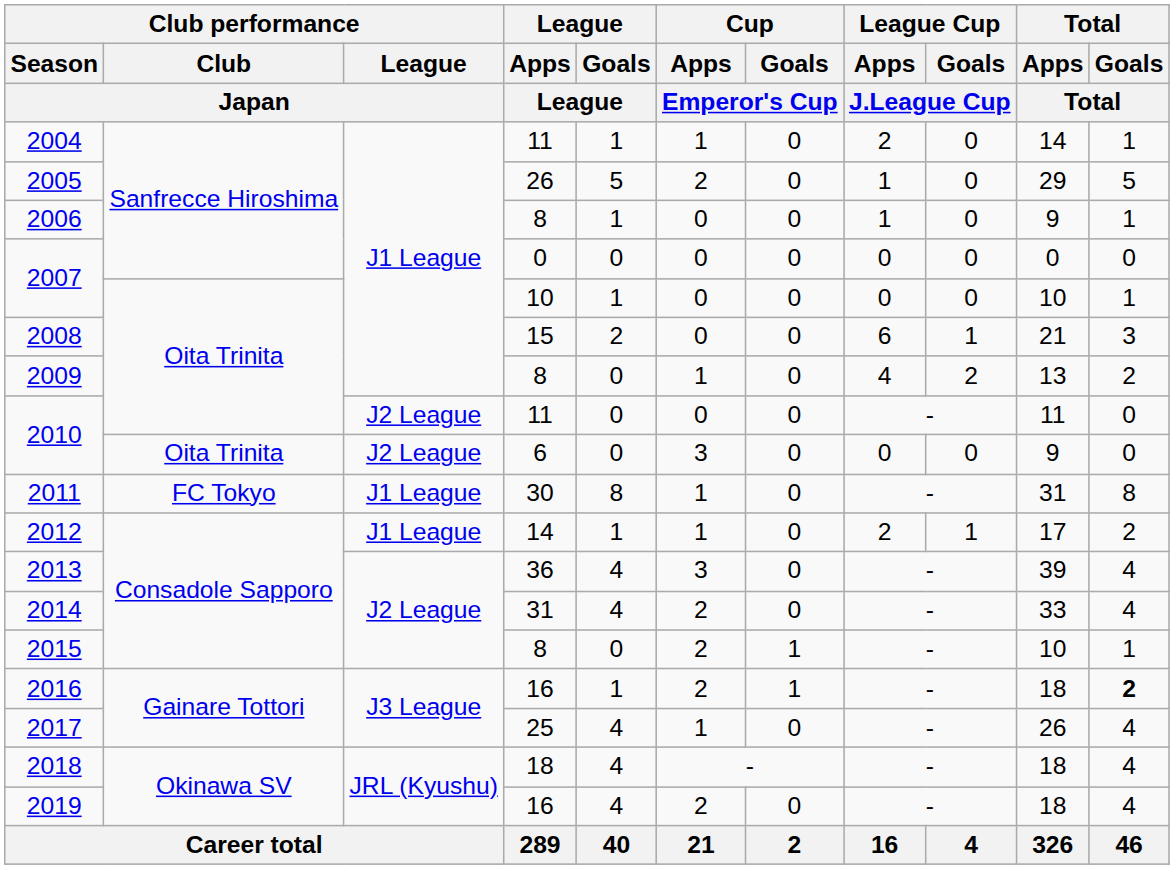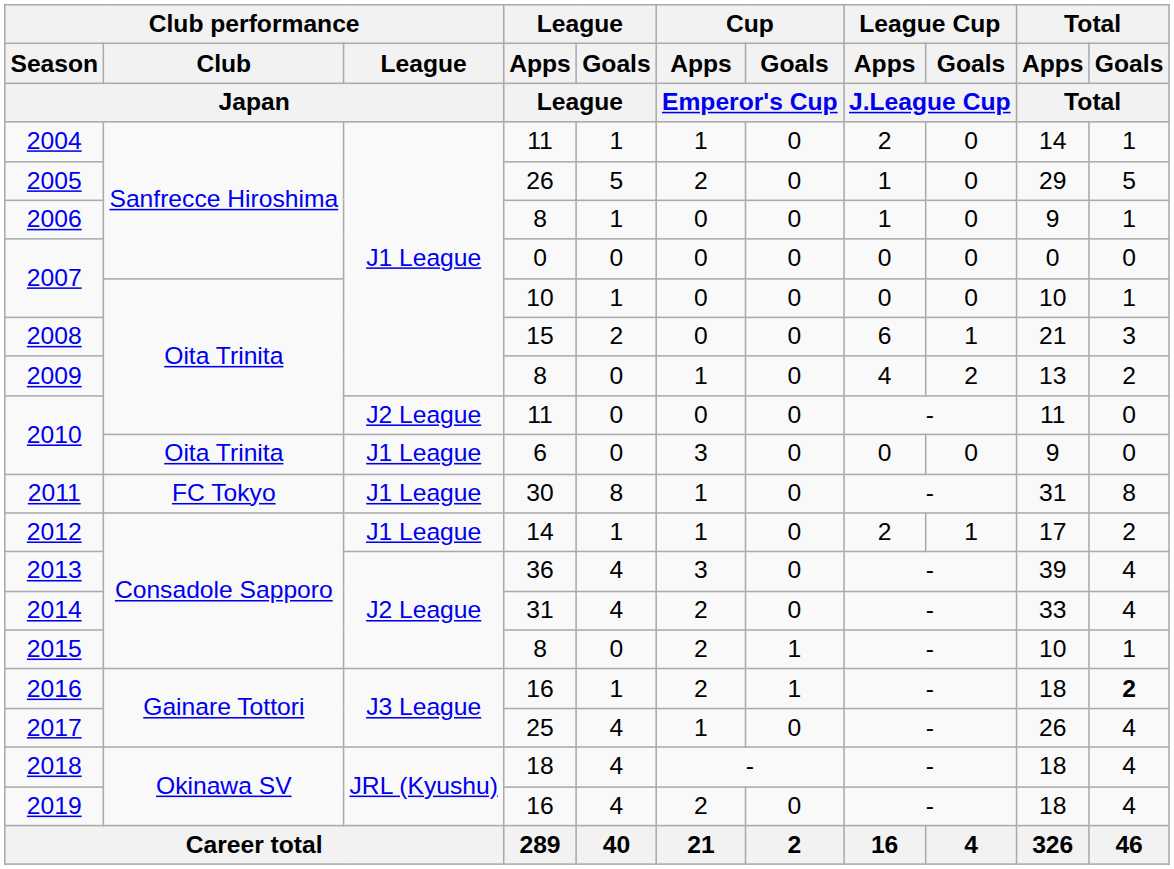(424, 453) J2 League -> (424, 453) J1 League
